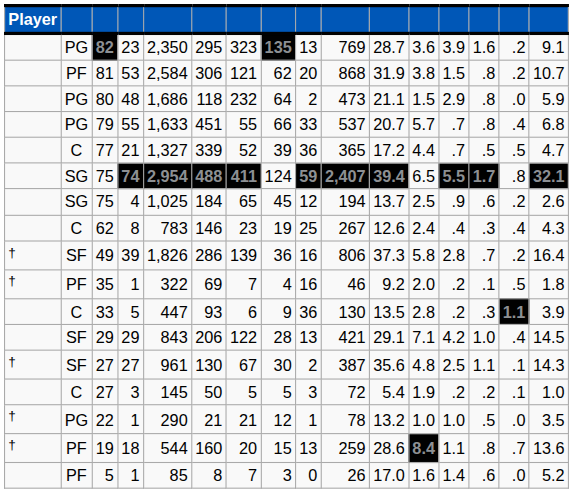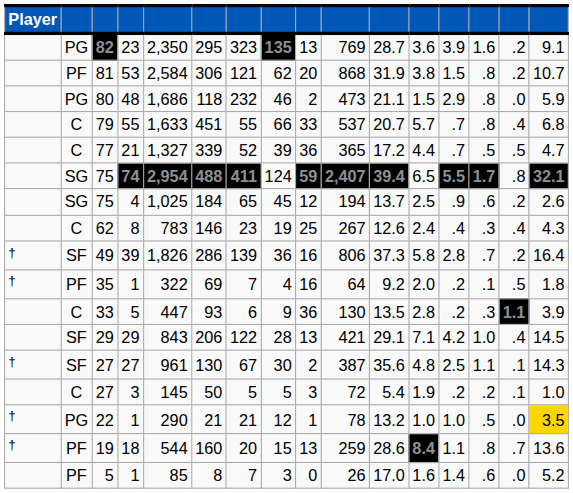(283, 99) 64 -> (283, 99) 46
(76, 125) PG -> (76, 125) C
(357, 284) 46 -> (357, 284) 64
(553, 420) no background -> (553, 420) gold background
